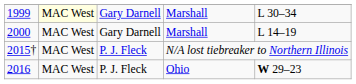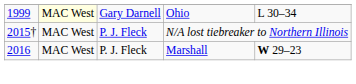(187, 13) Marshall -> (178, 13) Ohio
- row: (19, 32)
(178, 69) Ohio -> (187, 50) Marshall
